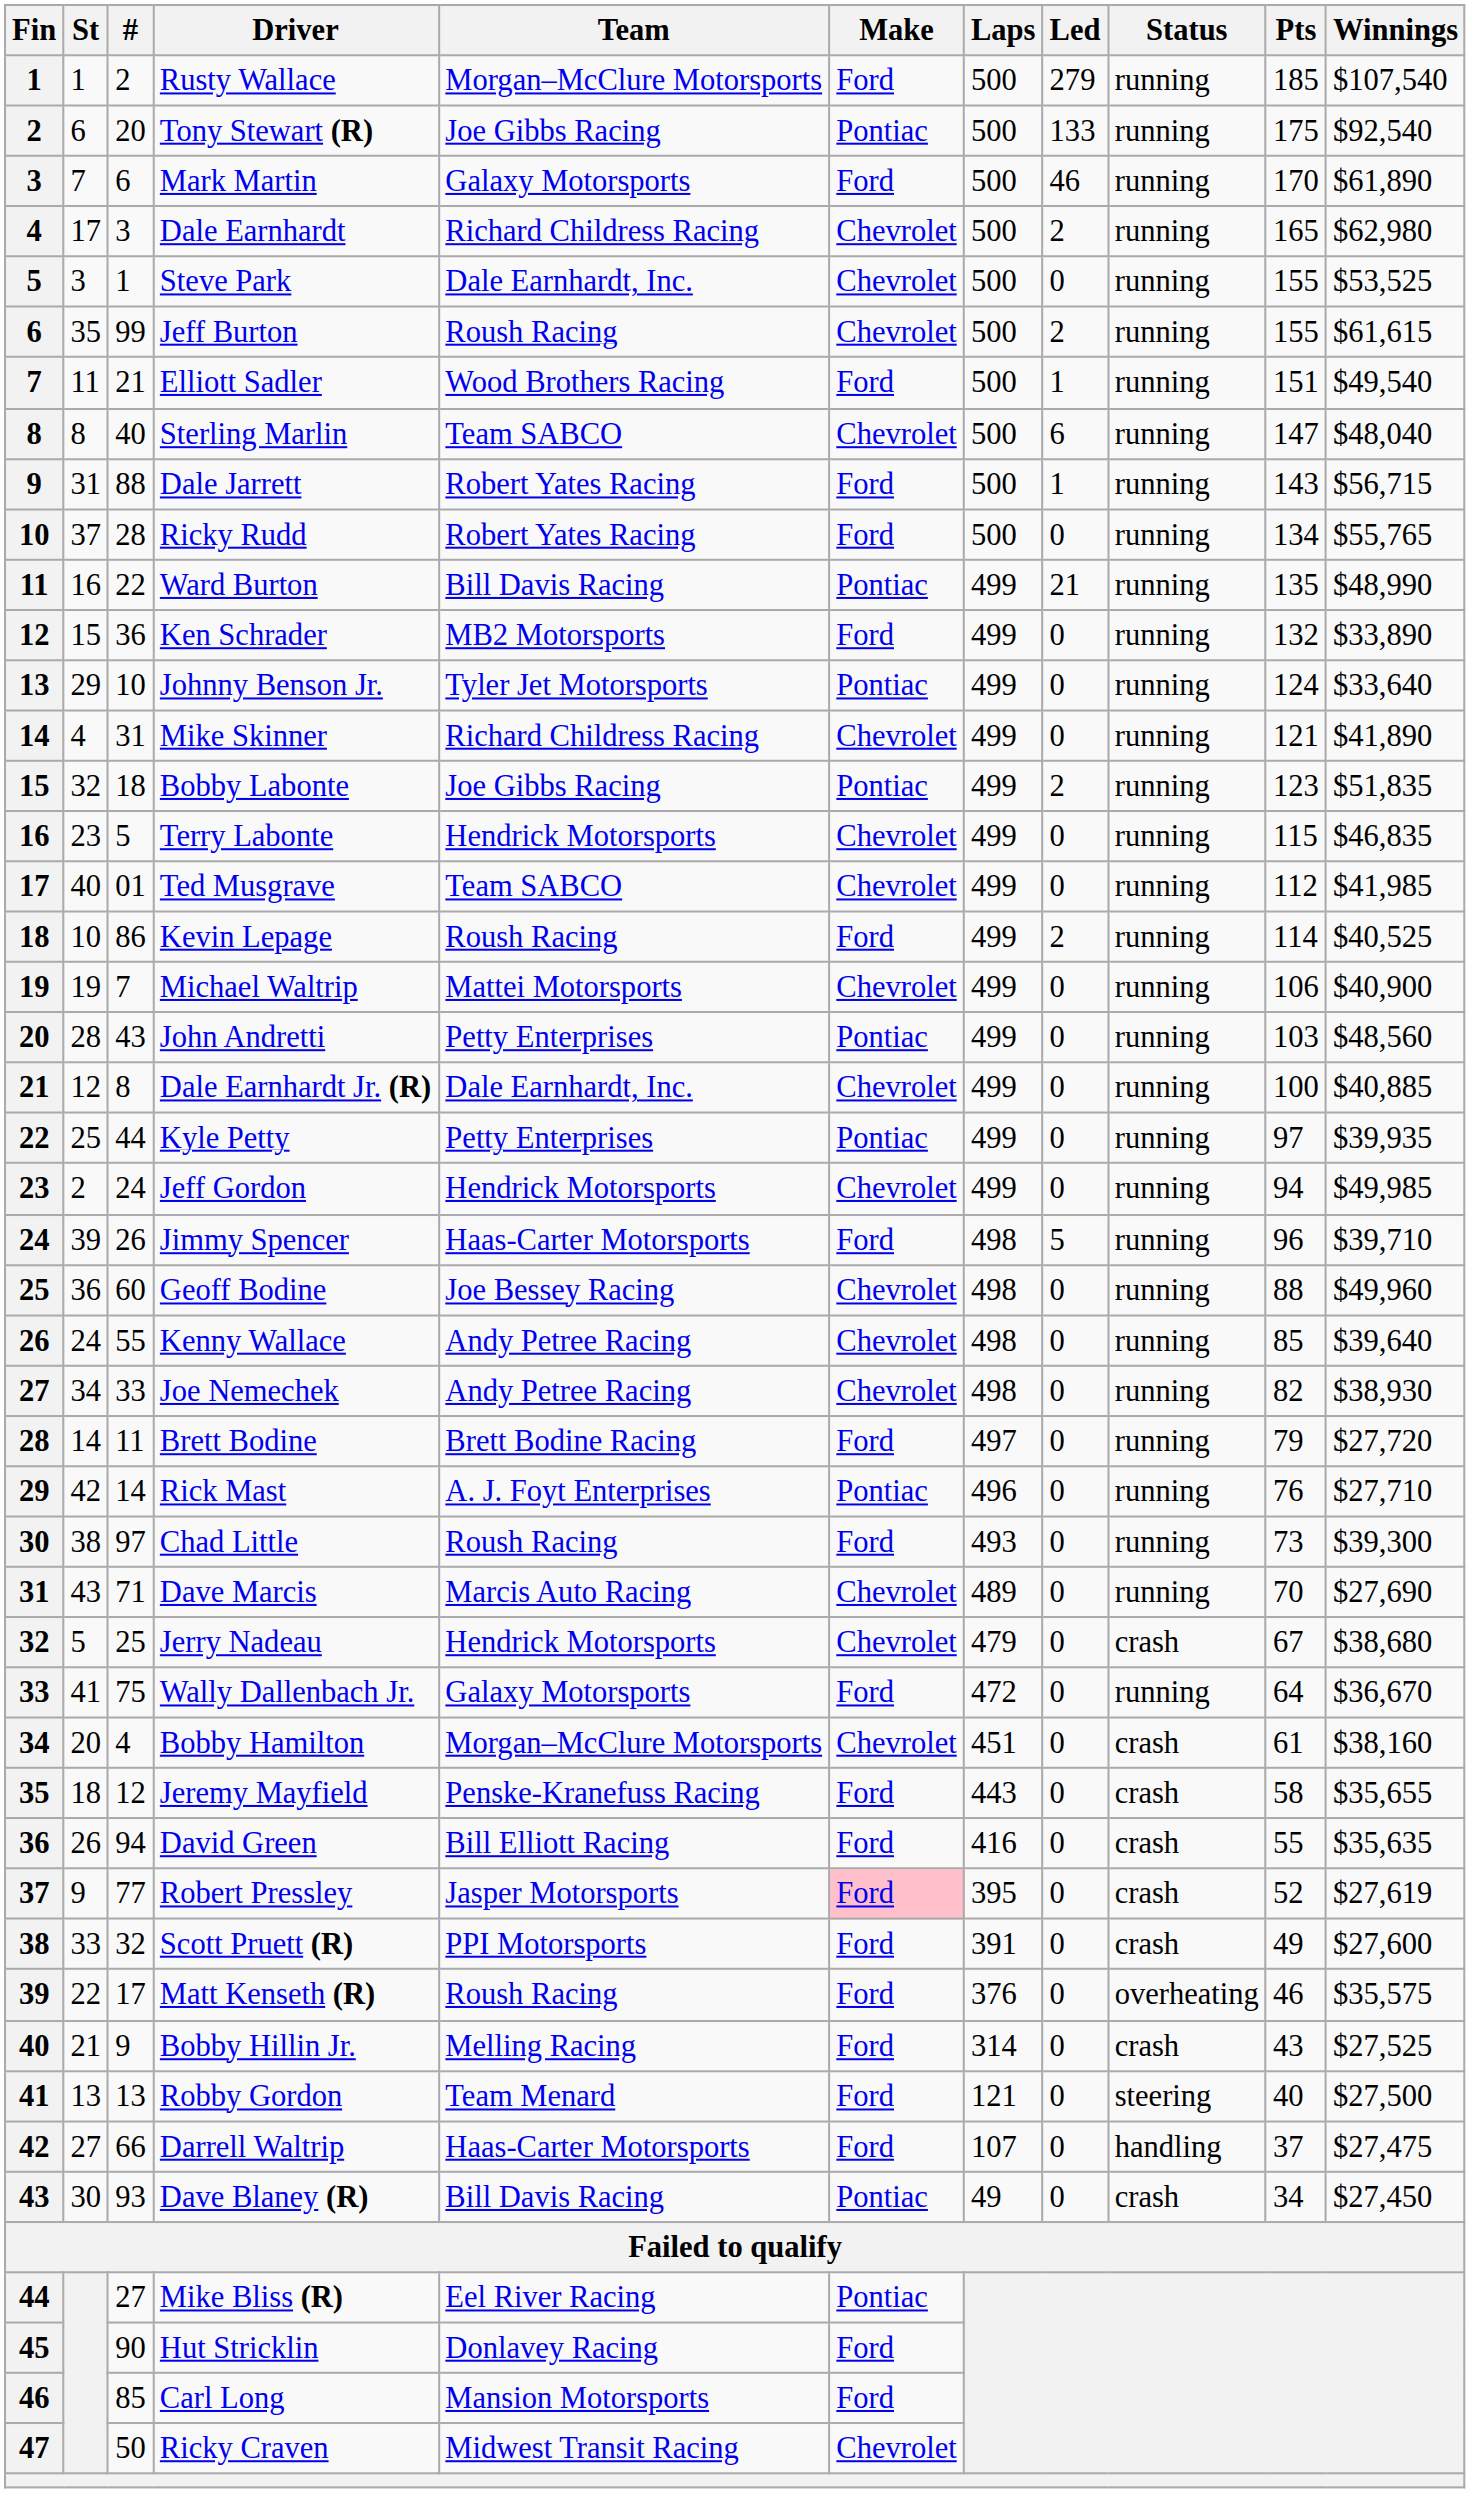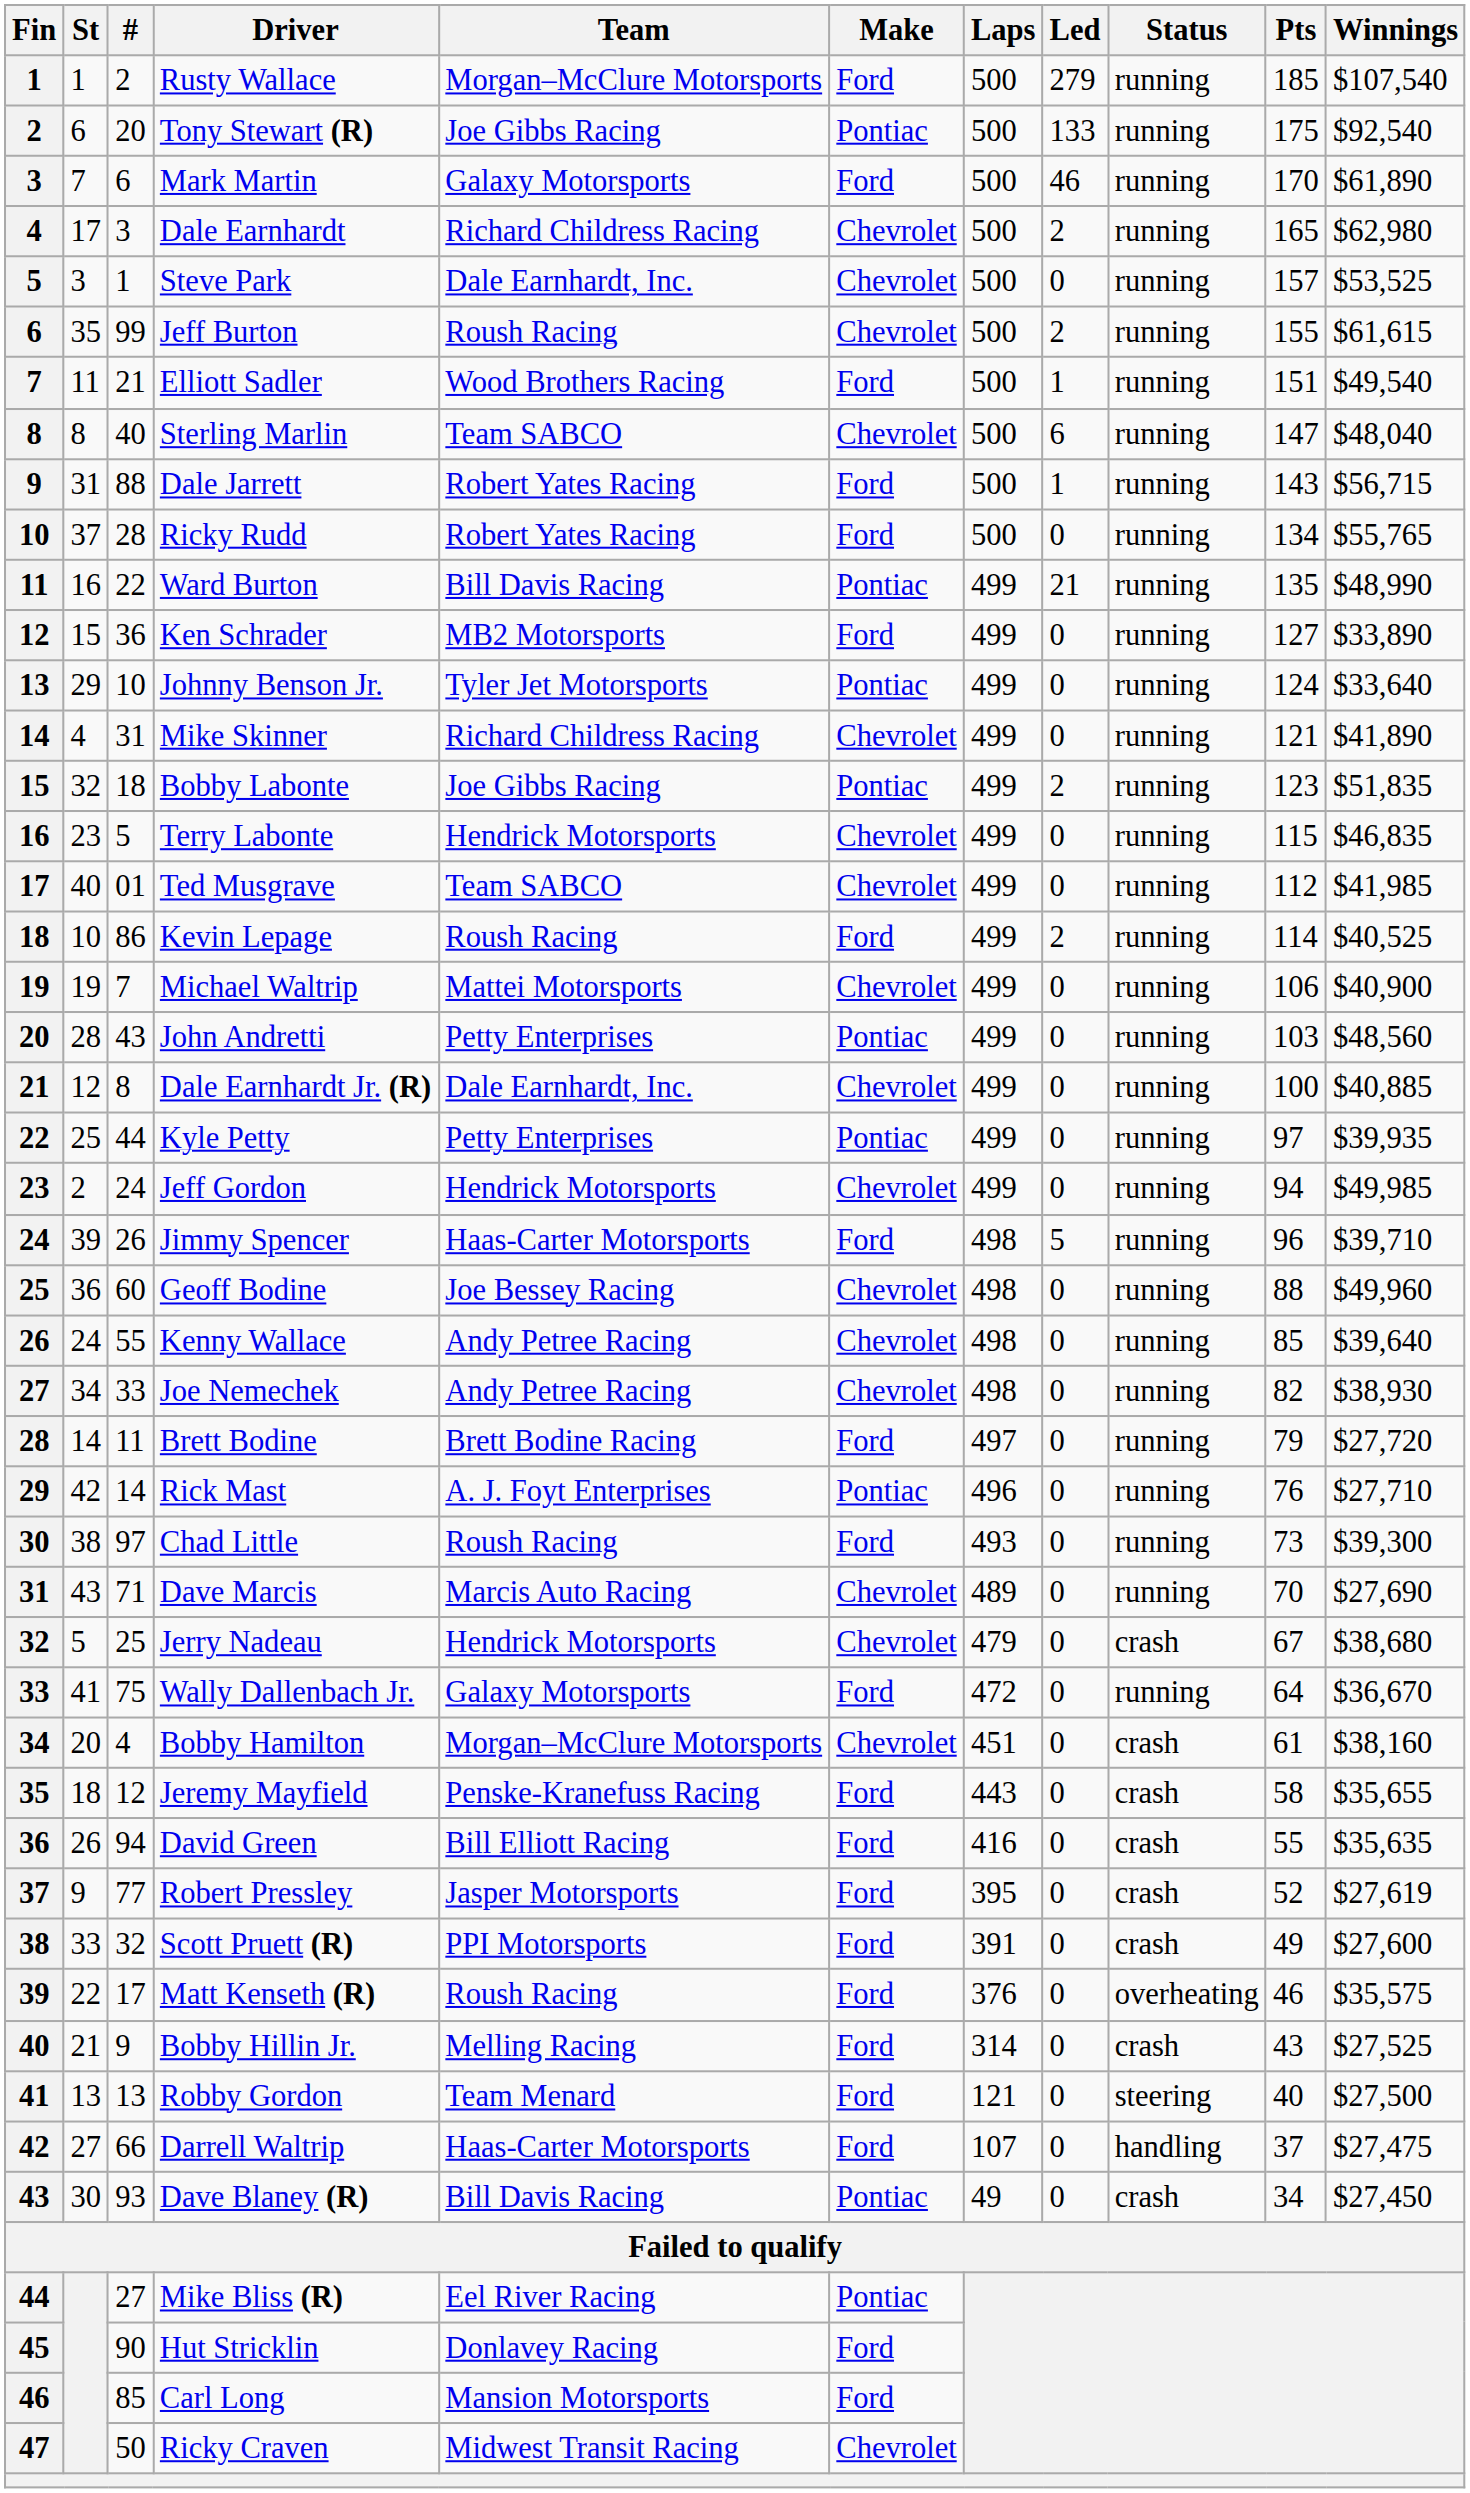(1296, 281) 155 -> (1296, 281) 157
(1296, 634) 132 -> (1296, 634) 127
(865, 1893) pink background -> (865, 1893) no background
